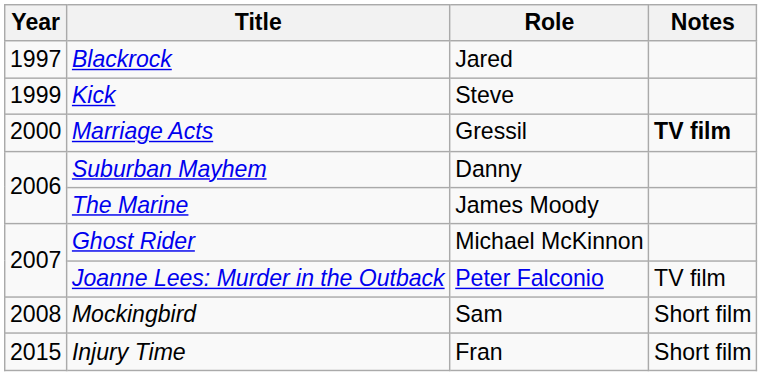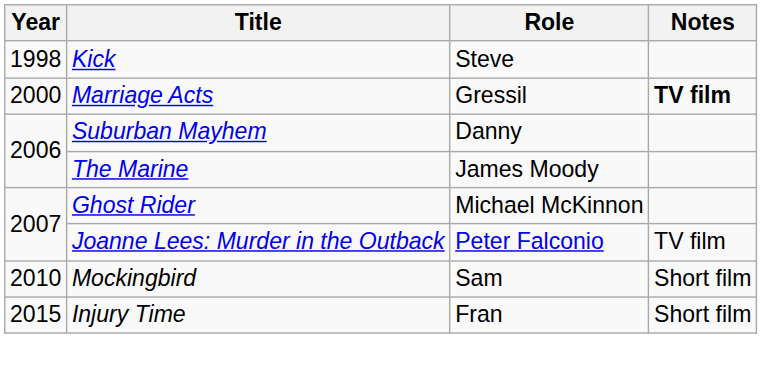- row: (122, 59)
(36, 95) 1999 -> (36, 59) 1998
(36, 315) 2008 -> (36, 278) 2010
